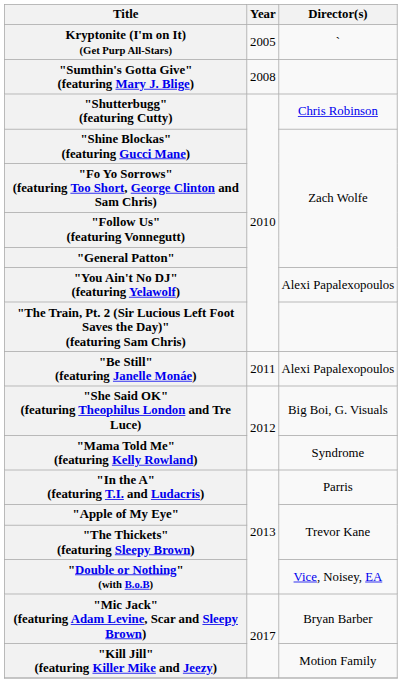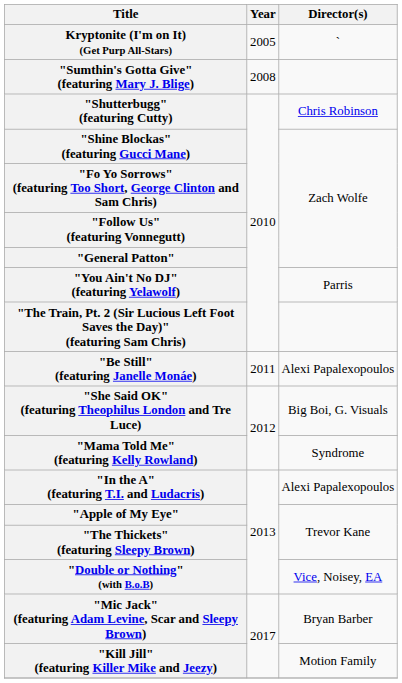(338, 285) Alexi Papalexopoulos -> (338, 285) Parris
(338, 487) Parris -> (338, 487) Alexi Papalexopoulos
